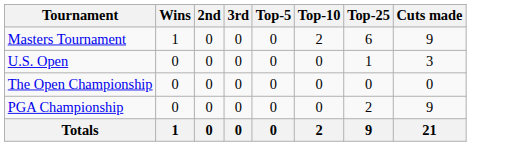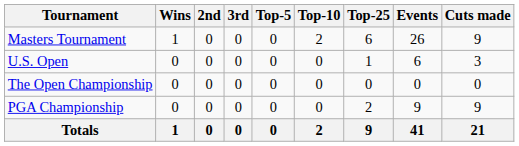+ column: (417, 15)
